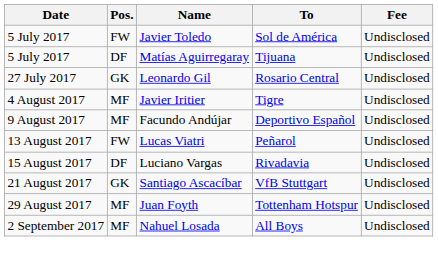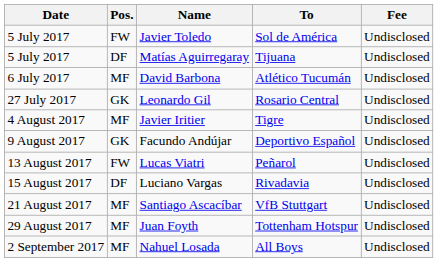+ row: (180, 78)
(120, 120) MF -> (120, 141) GK
(120, 183) GK -> (120, 204) MF
